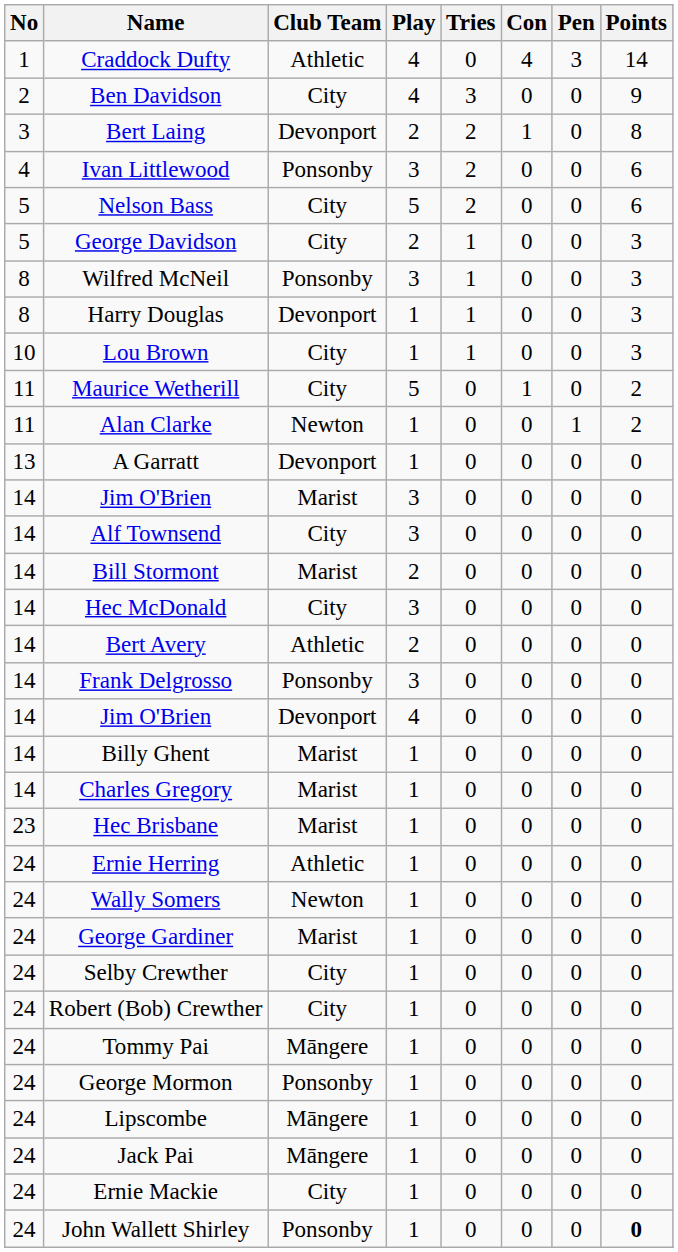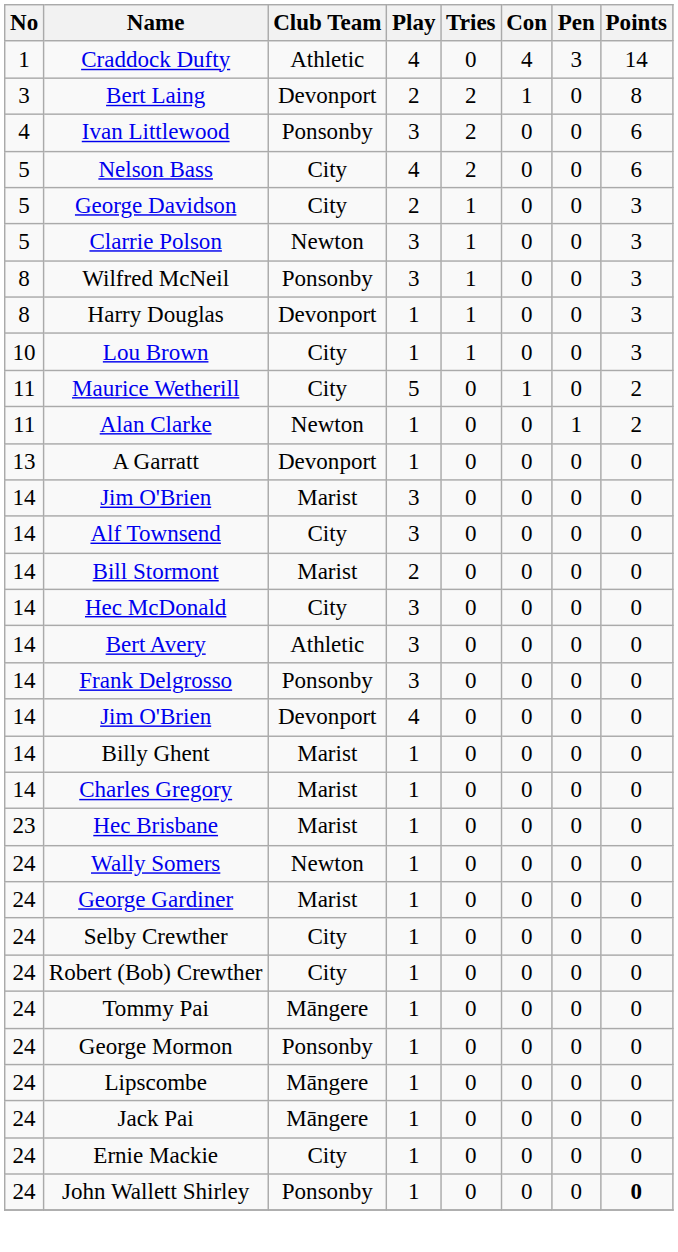- row: (156, 95)
(414, 205) 5 -> (414, 168) 4
+ row: (156, 242)
(414, 643) 2 -> (414, 643) 3
- row: (156, 863)
